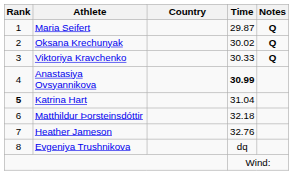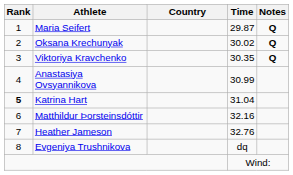(242, 58) 30.33 -> (242, 58) 30.35
(242, 79) bold -> (242, 79) normal
(242, 116) 32.18 -> (242, 116) 32.16
